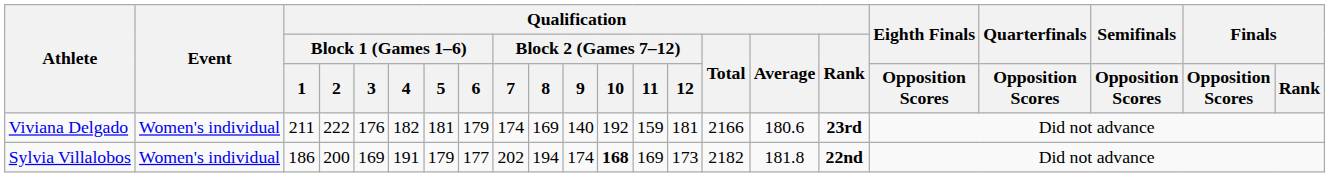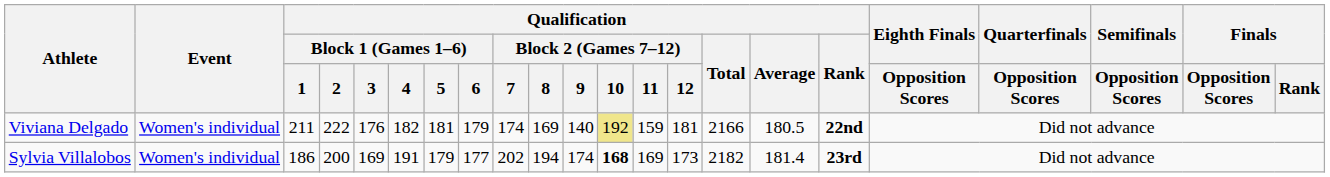(615, 128) no background -> (615, 128) khaki background
(784, 128) 180.6 -> (784, 128) 180.5
(844, 128) 23rd -> (844, 128) 22nd
(784, 157) 181.8 -> (784, 157) 181.4
(844, 157) 22nd -> (844, 157) 23rd
